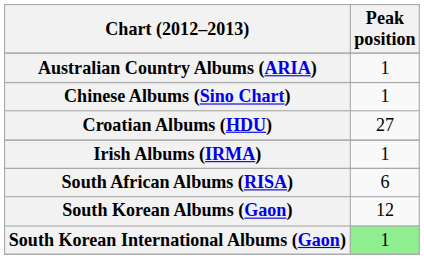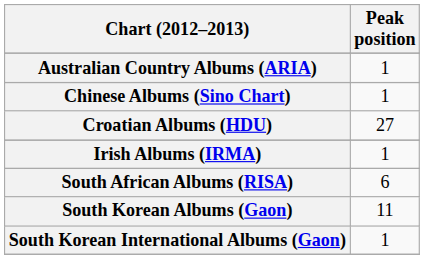(385, 211) 12 -> (385, 211) 11
(385, 239) lightgreen background -> (385, 239) no background
